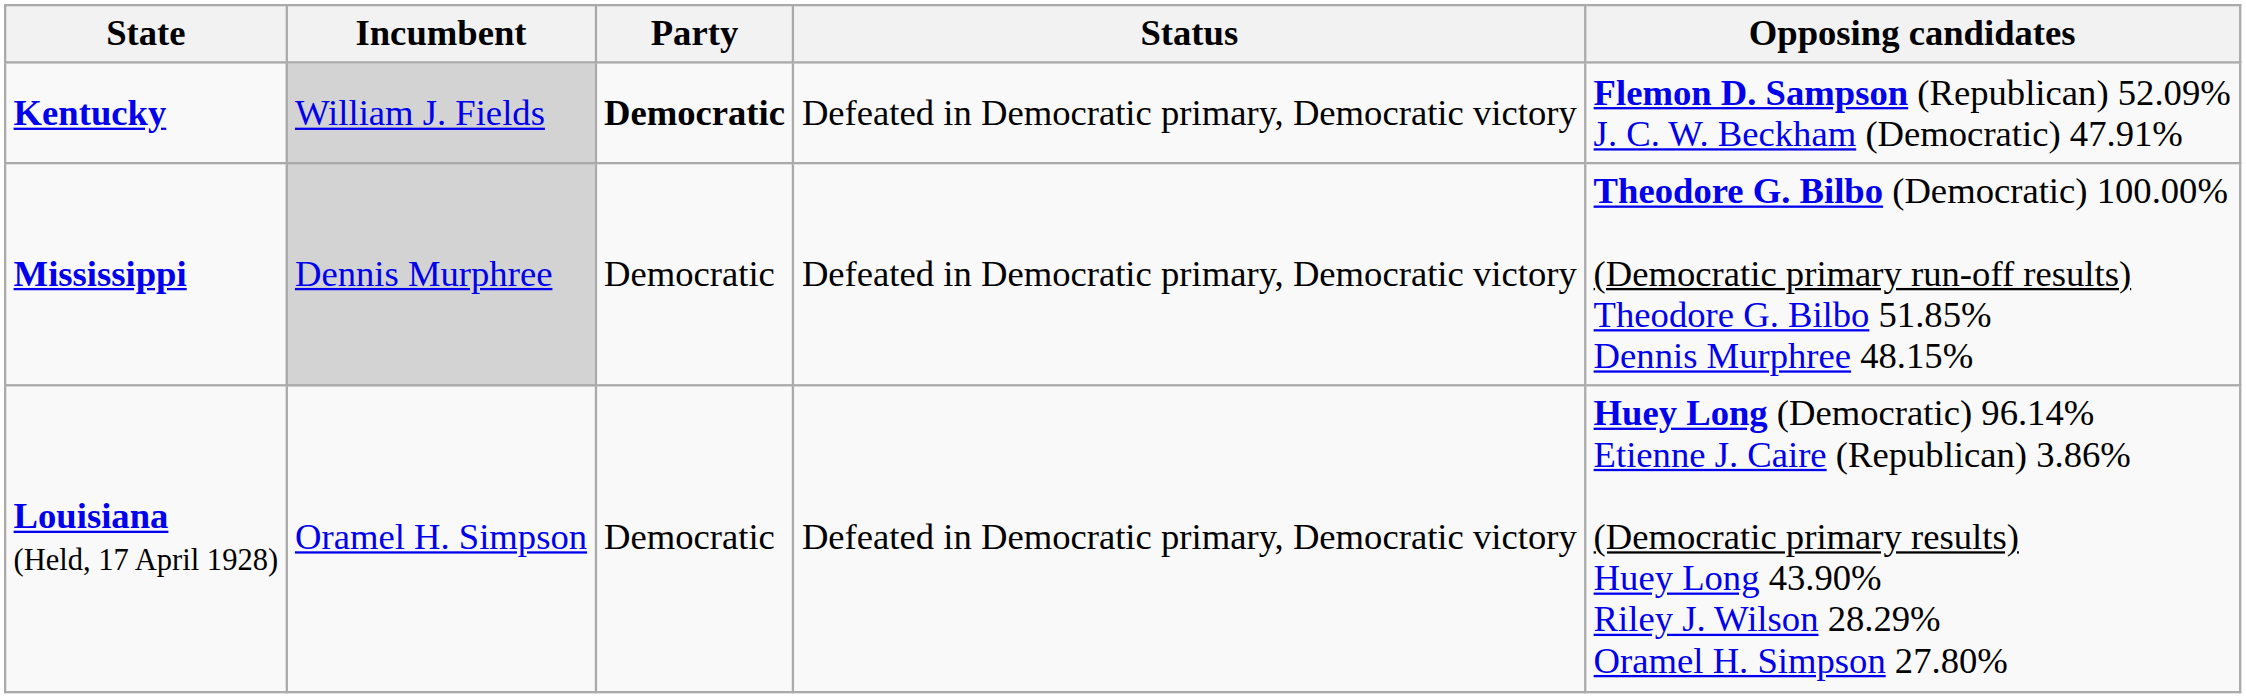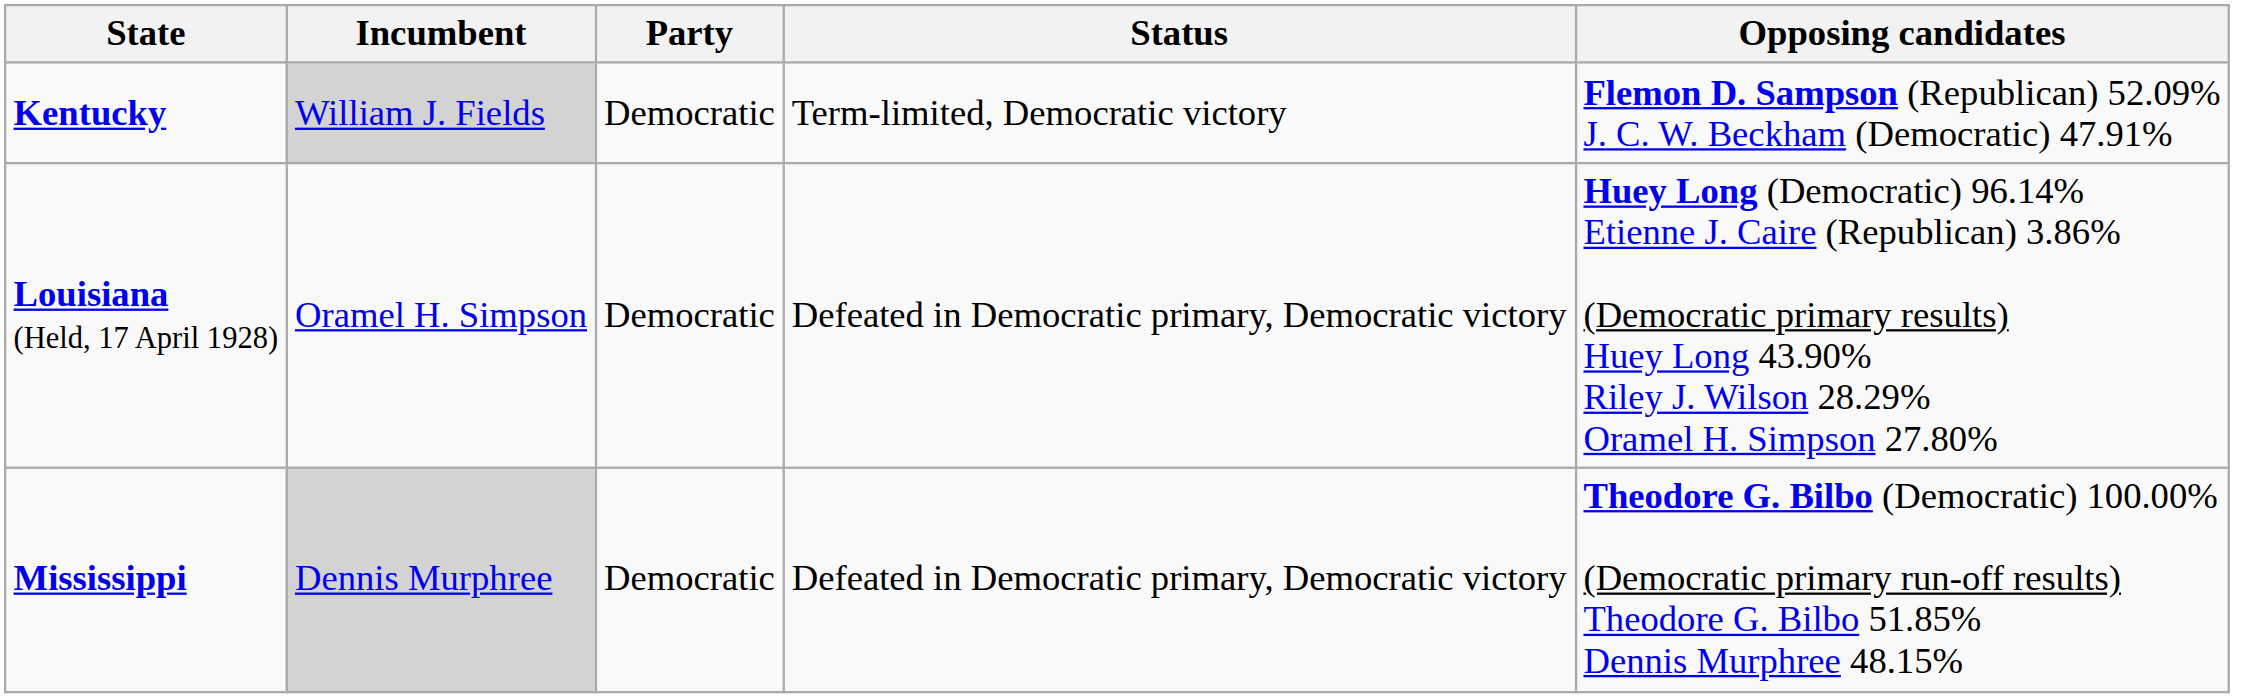(694, 112) bold -> (689, 112) normal
(1189, 112) Defeated in Democratic primary, Democratic victory -> (1039, 112) Term-limited, Democratic victory
rows swapped: (146, 537) <-> (100, 273)
